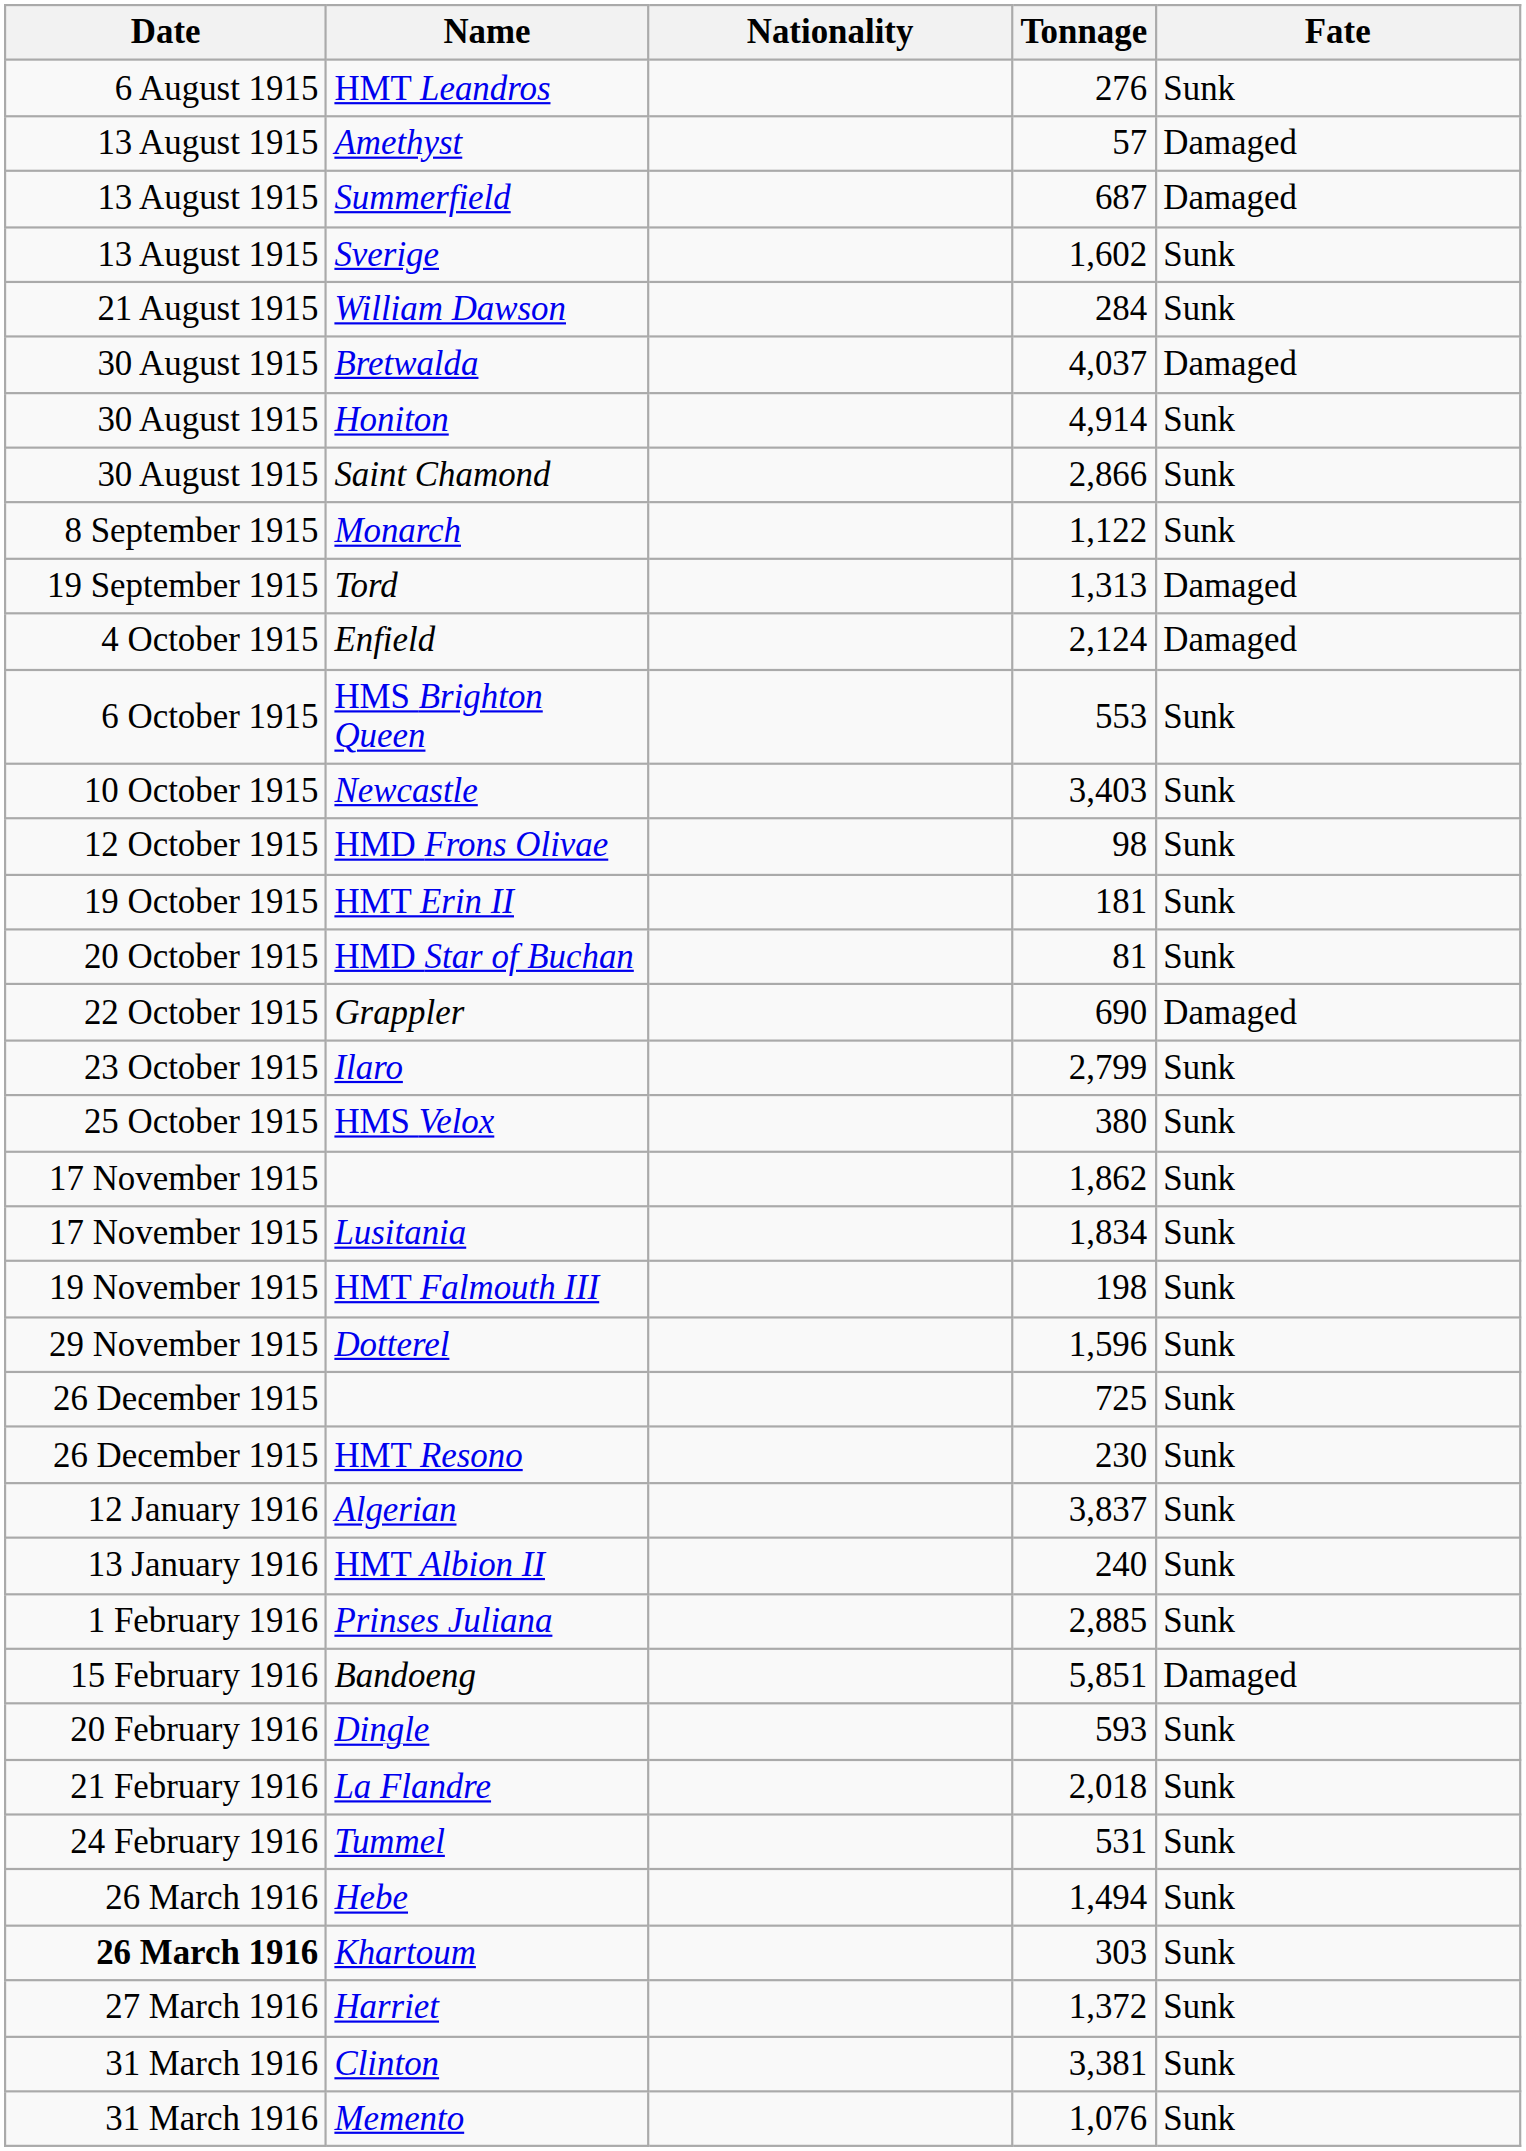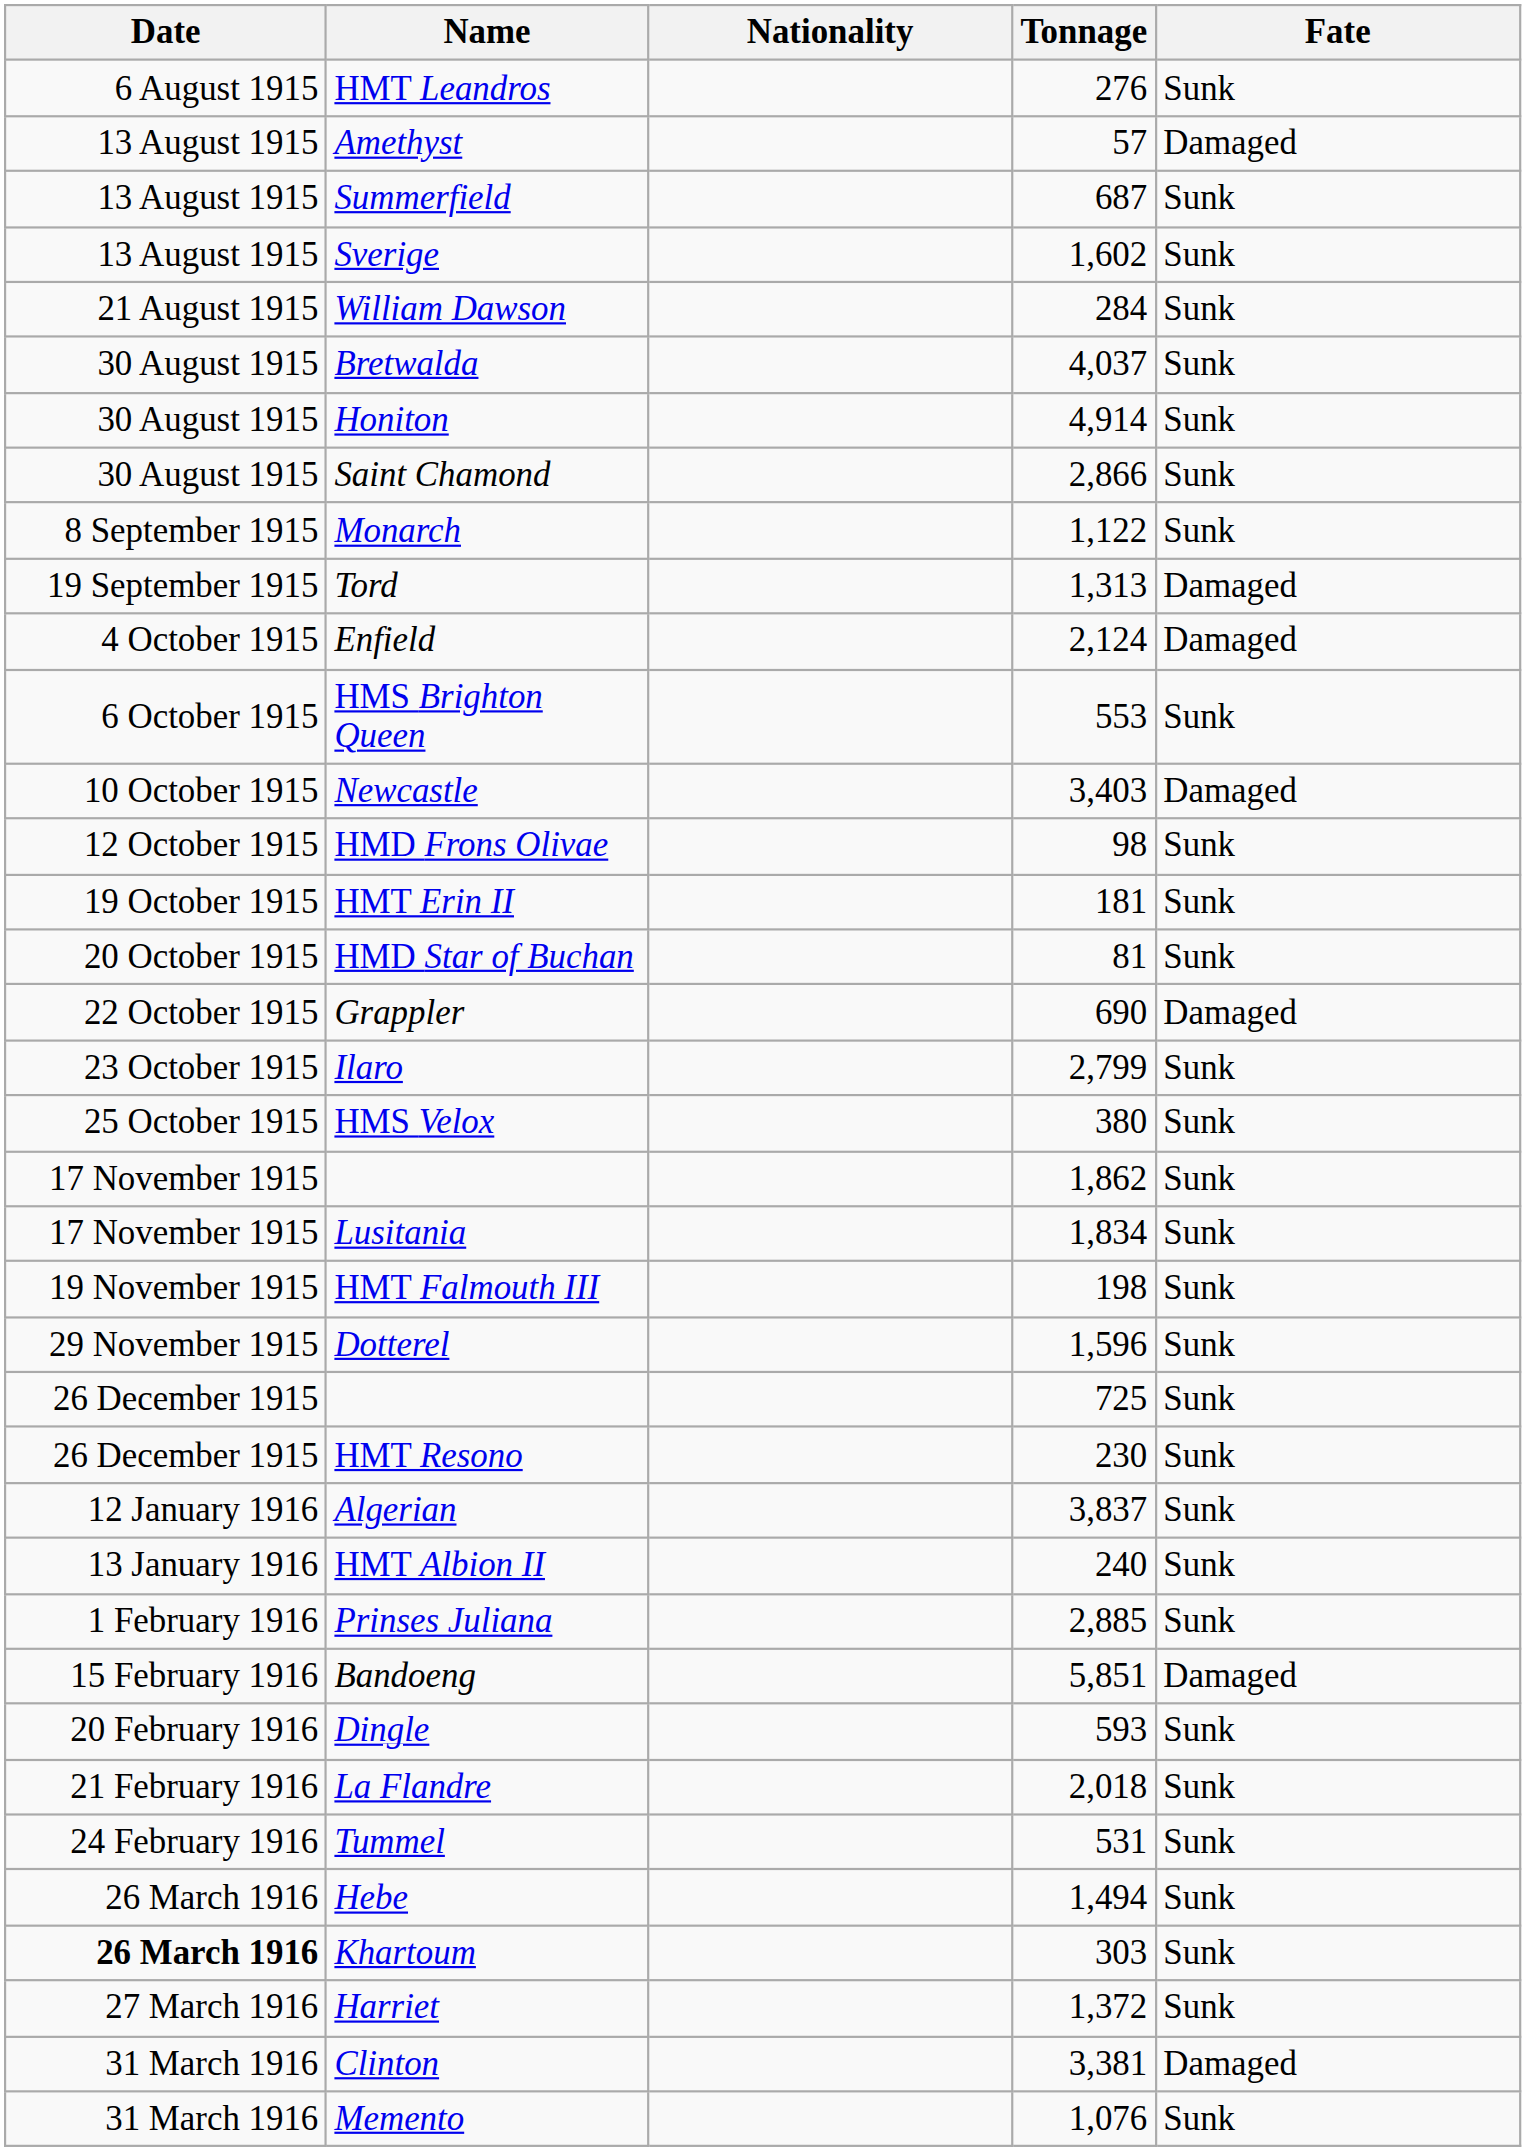(1230, 198) Damaged -> (1199, 198) Sunk
(1230, 364) Damaged -> (1199, 364) Sunk
(1199, 790) Sunk -> (1230, 790) Damaged
(1199, 2062) Sunk -> (1230, 2062) Damaged
